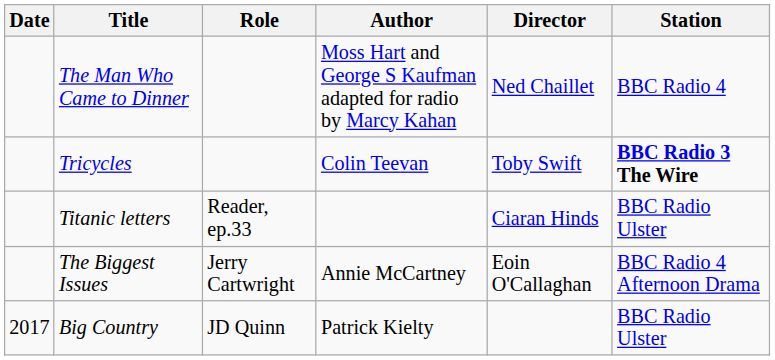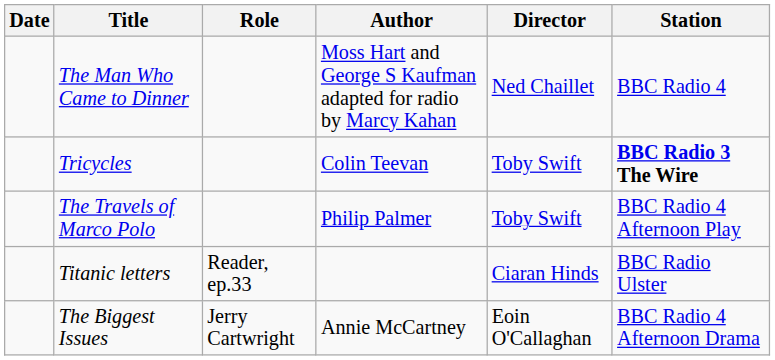+ row: (117, 218)
- row: (108, 327)
